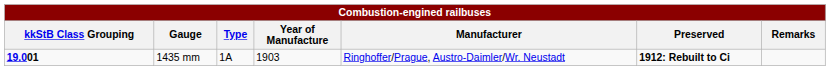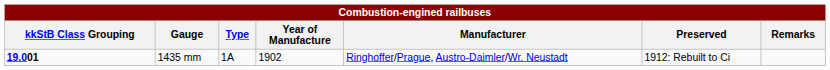(268, 57) 1903 -> (270, 57) 1902
(685, 57) bold -> (687, 57) normal
